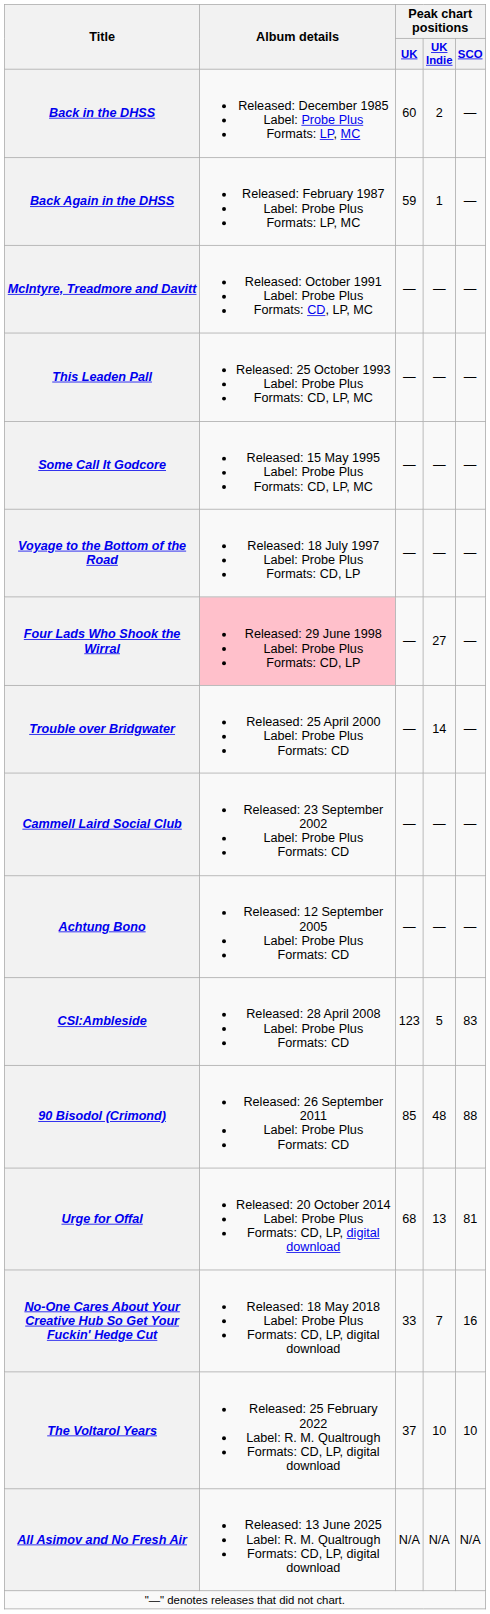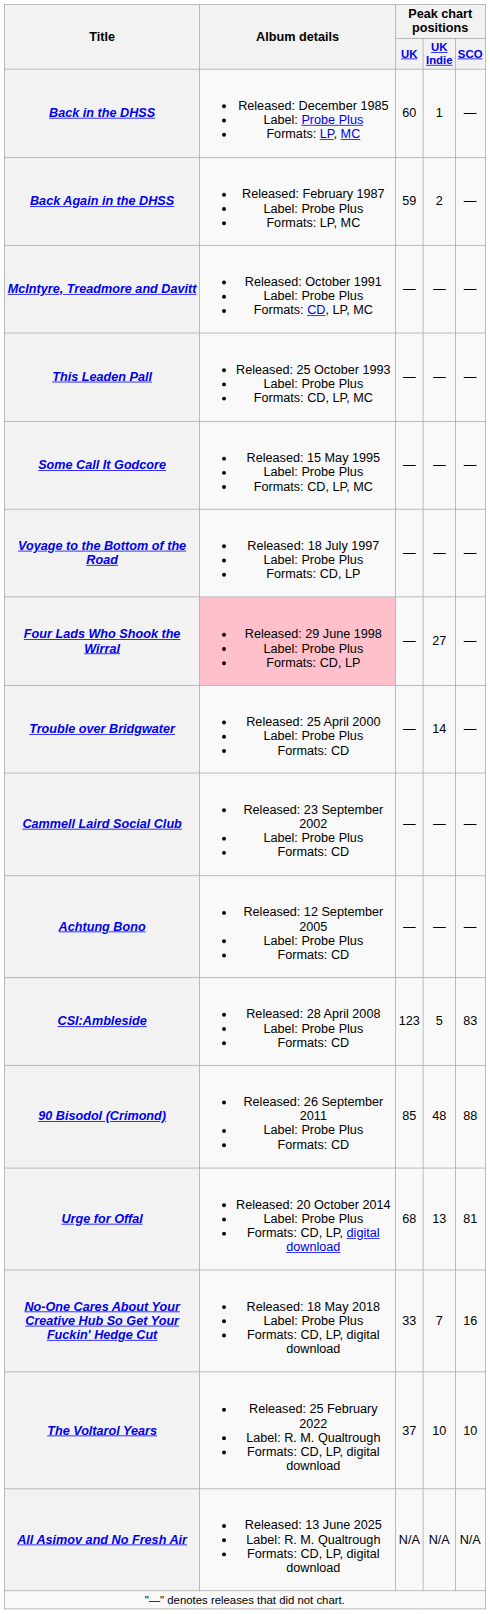(439, 113) 2 -> (439, 113) 1
(439, 201) 1 -> (439, 201) 2
